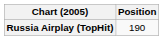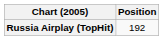(137, 27) 190 -> (137, 27) 192
